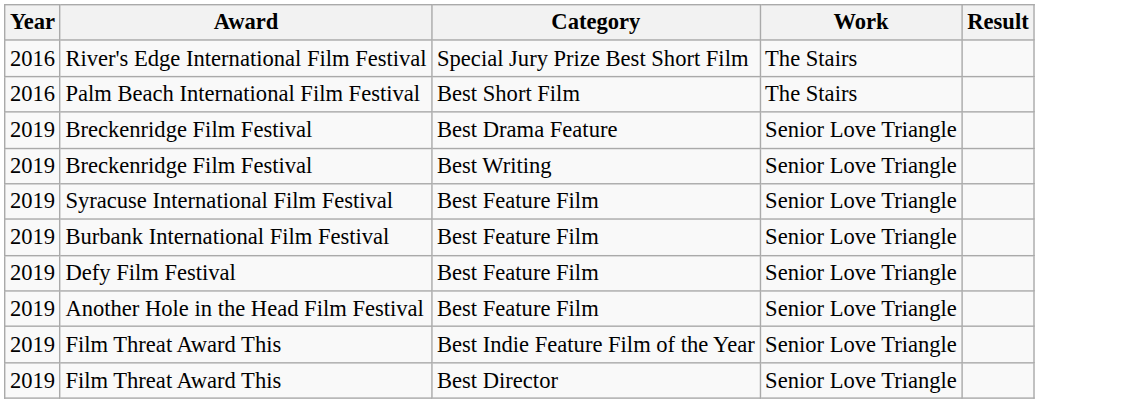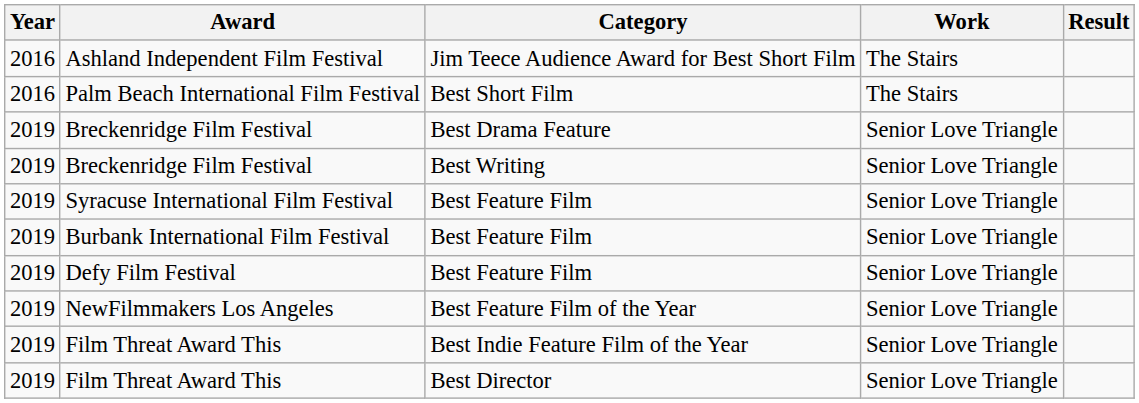+ row: (224, 58)
- row: (246, 58)
- row: (245, 308)
+ row: (200, 308)
